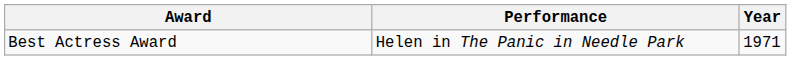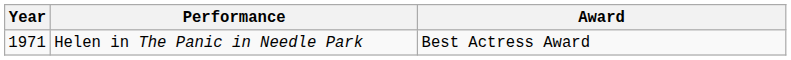columns swapped: (762, 17) <-> (188, 17)
